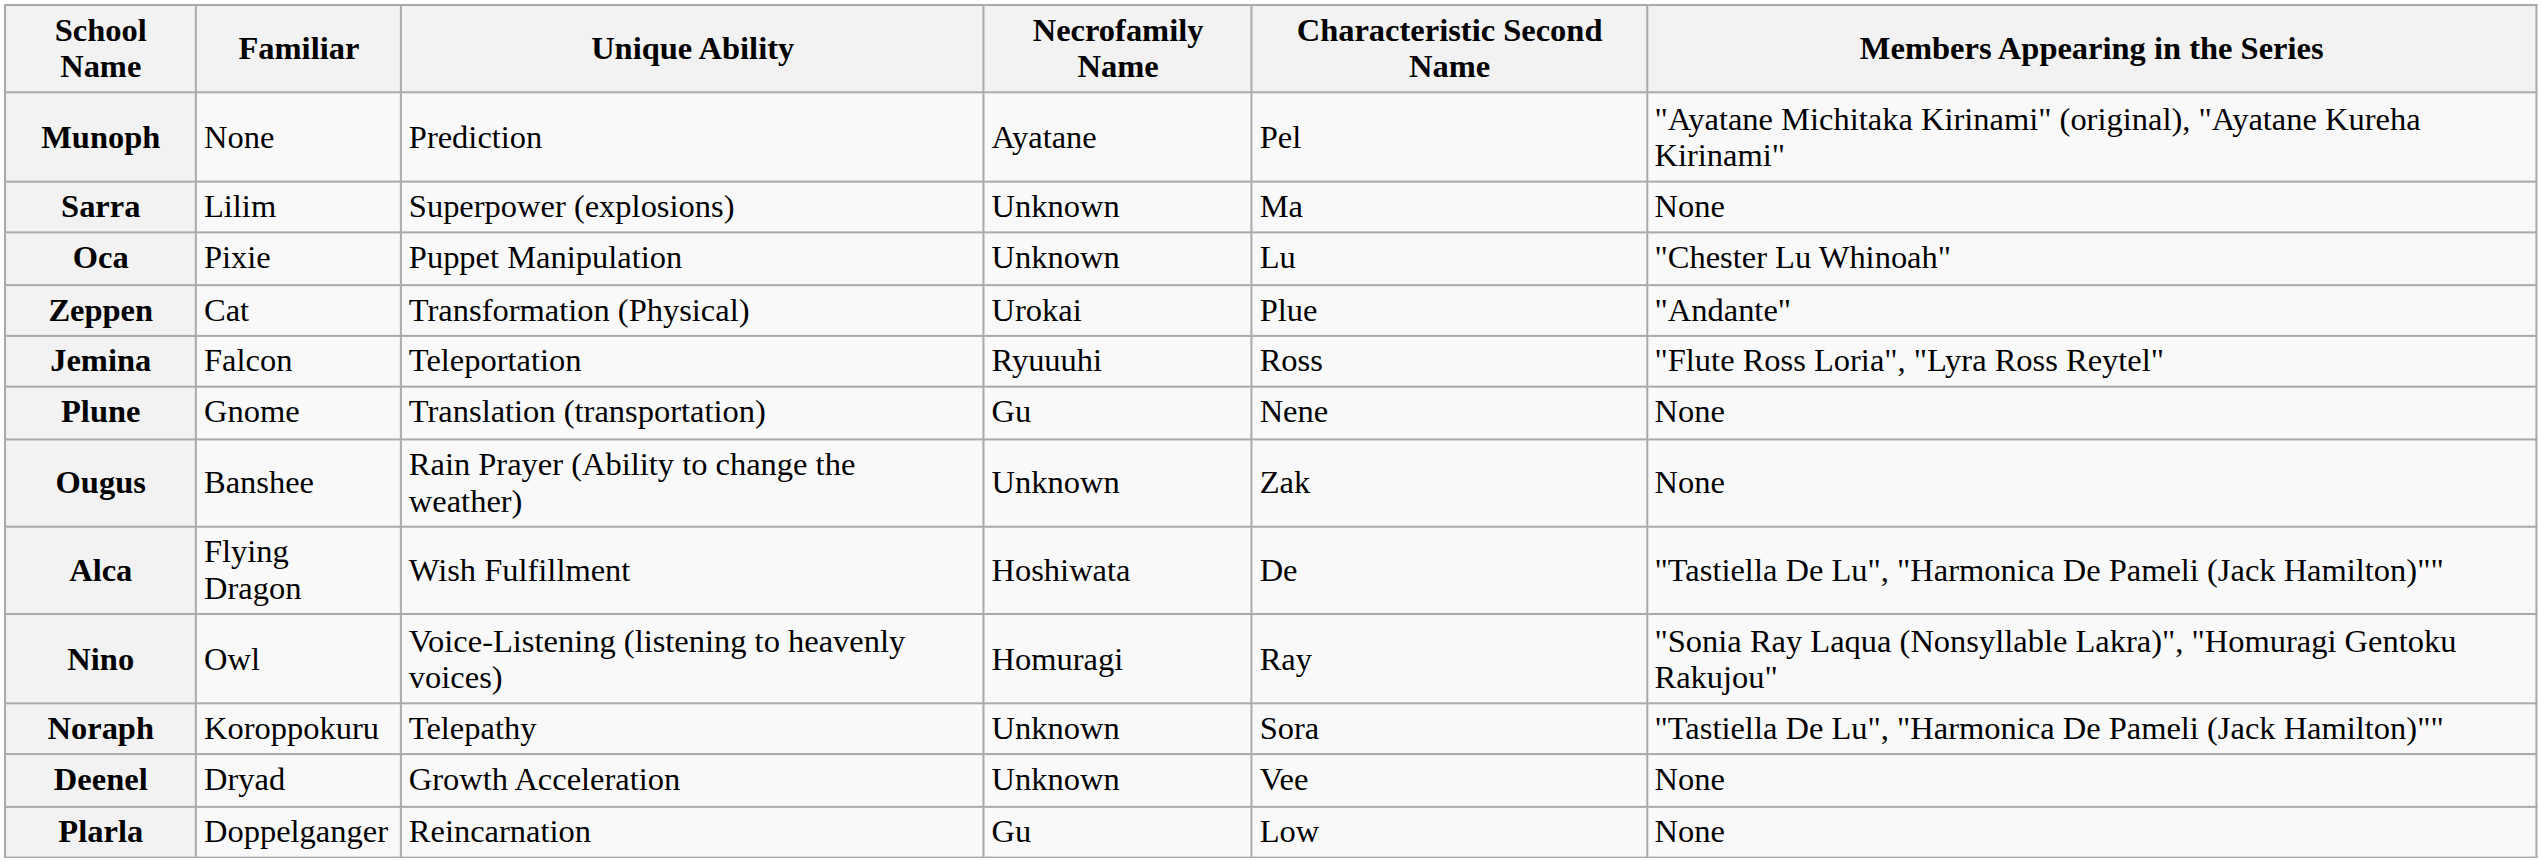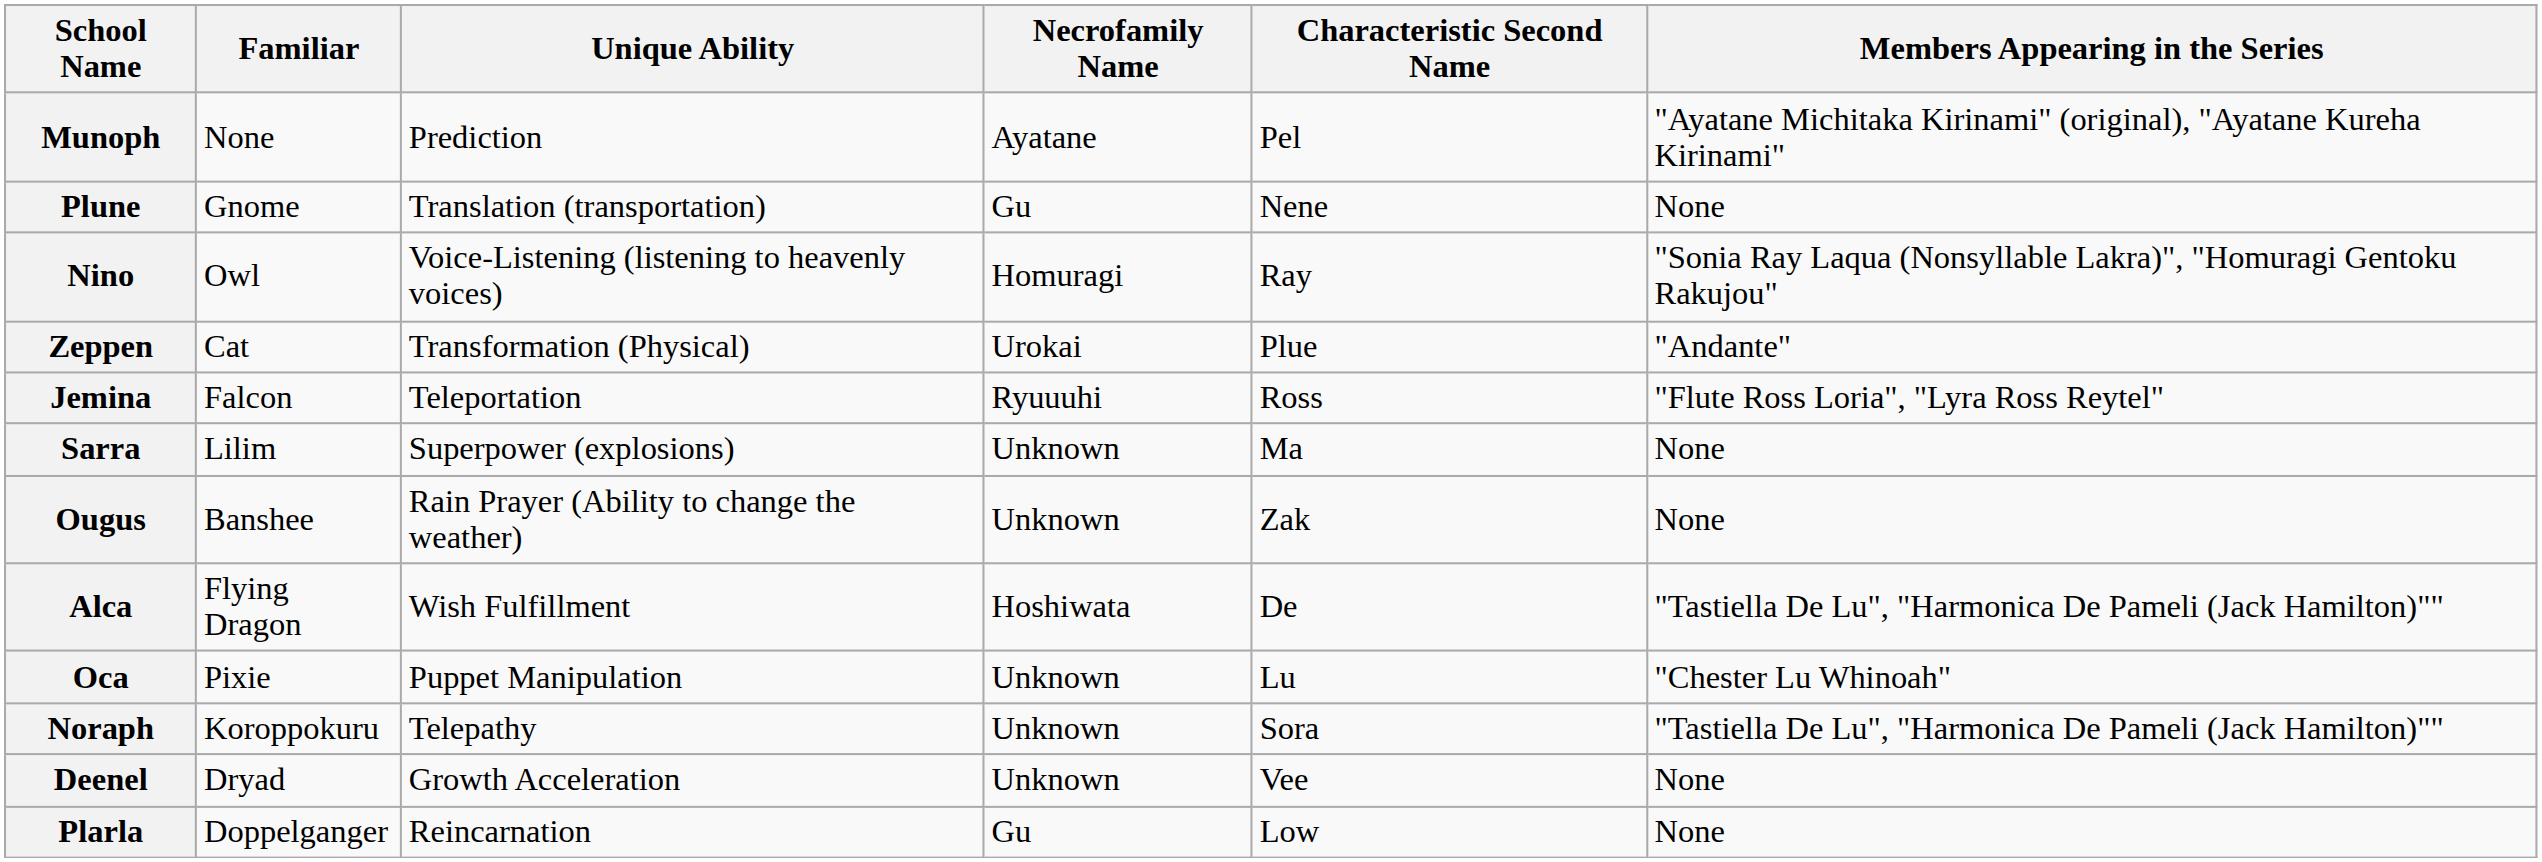rows swapped: (101, 412) <-> (101, 206)
rows swapped: (101, 658) <-> (101, 257)
